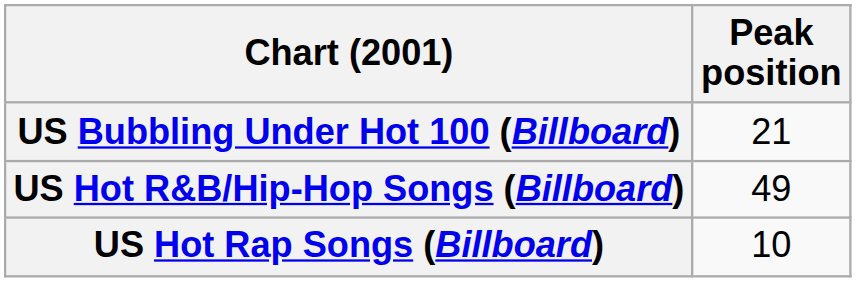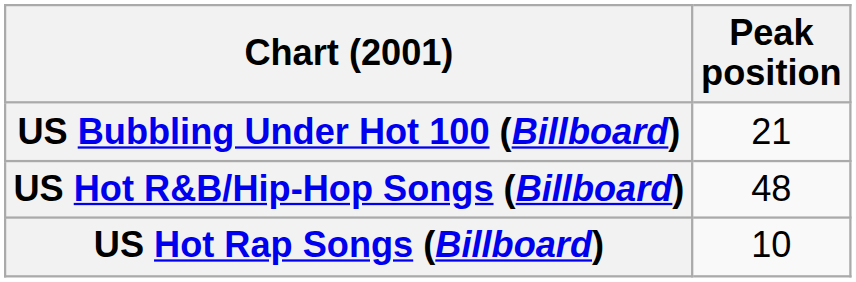(771, 188) 49 -> (771, 188) 48
